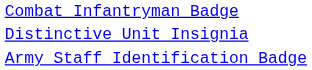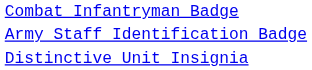rows swapped: (156, 59) <-> (127, 35)
